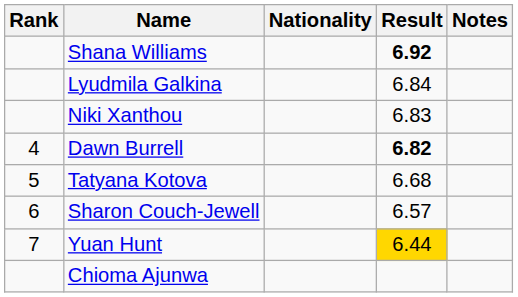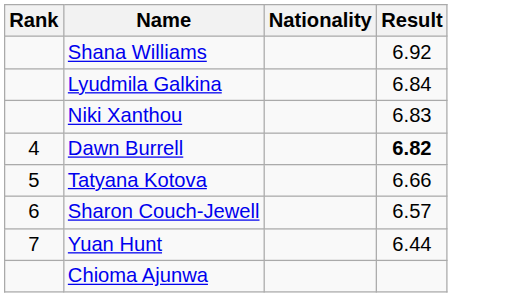- column: (480, 20)
(412, 52) bold -> (412, 52) normal
(412, 180) 6.68 -> (412, 180) 6.66
(412, 244) gold background -> (412, 244) no background
